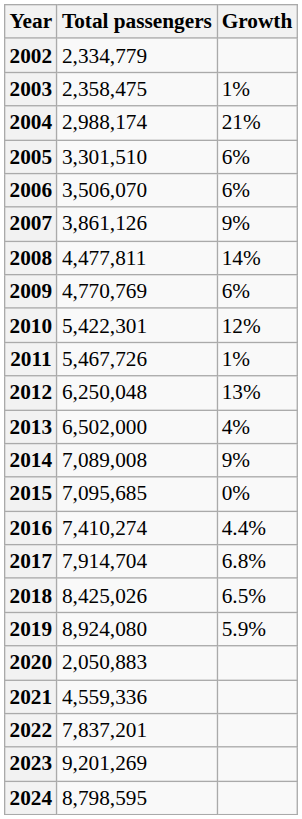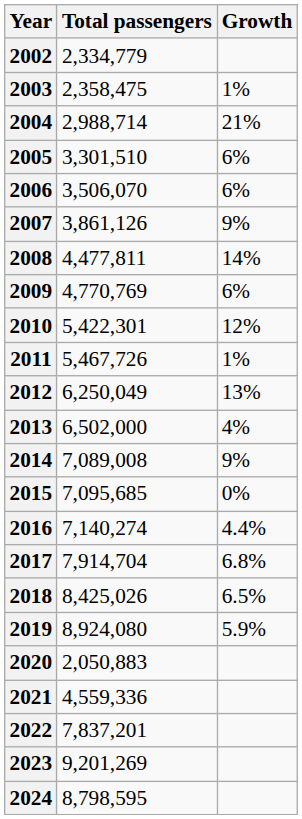(104, 122) 2,988,174 -> (104, 122) 2,988,714
(104, 392) 6,250,048 -> (104, 392) 6,250,049
(104, 527) 7,410,274 -> (104, 527) 7,140,274
